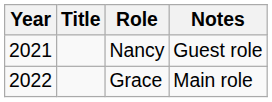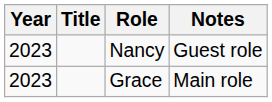(31, 50) 2021 -> (31, 50) 2023
(31, 81) 2022 -> (31, 81) 2023
